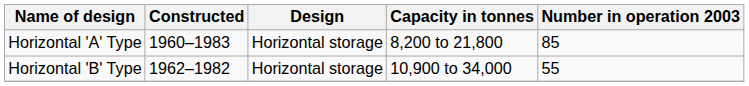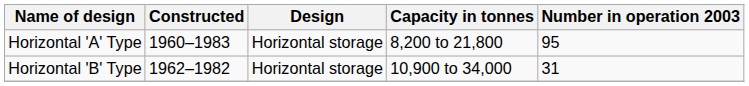(550, 42) 85 -> (550, 42) 95
(550, 68) 55 -> (550, 68) 31
